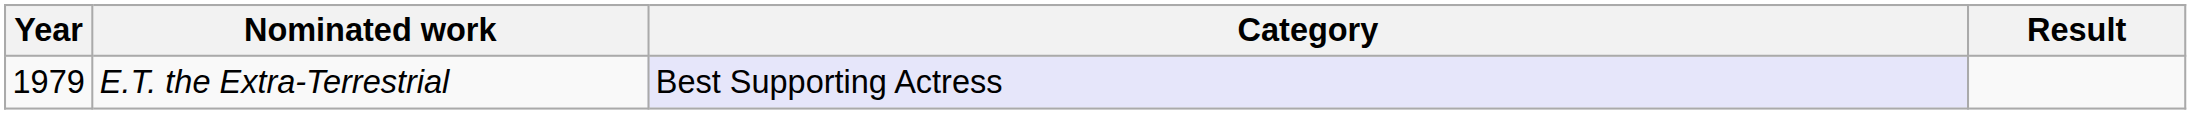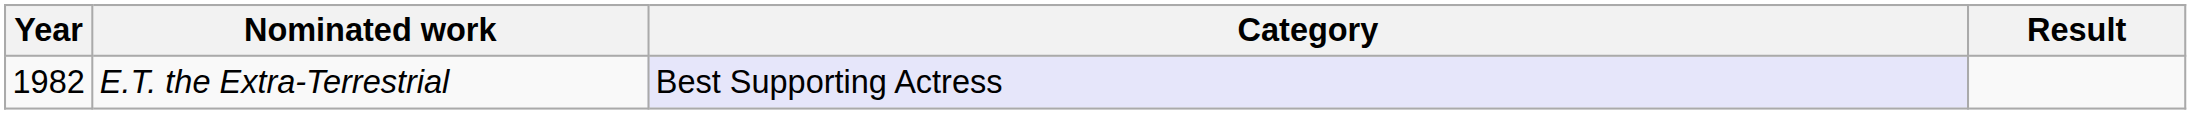(49, 81) 1979 -> (49, 81) 1982
